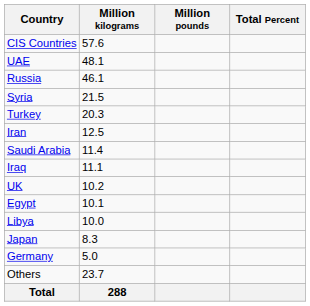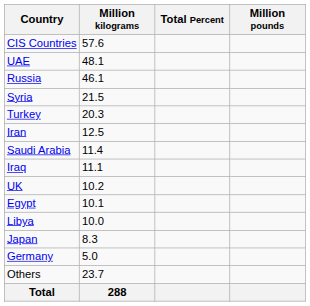columns swapped: (192, 19) <-> (267, 19)
